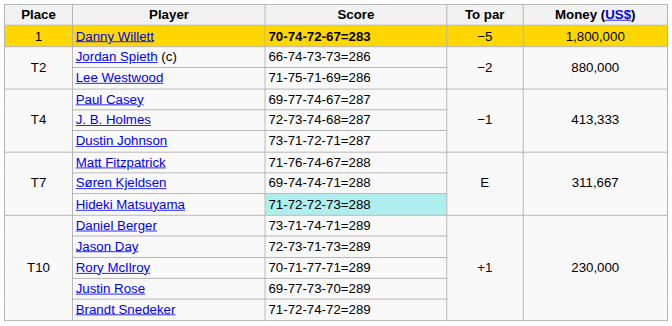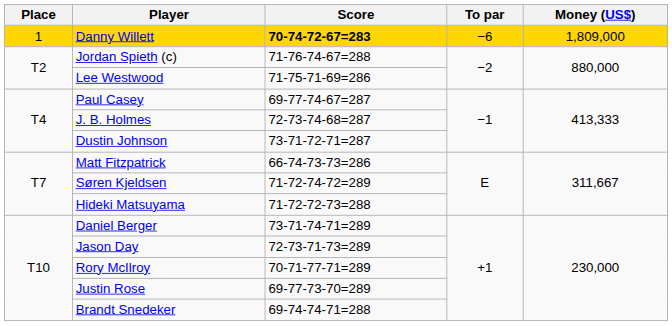(485, 36) −5 -> (485, 36) −6
(595, 36) 1,800,000 -> (595, 36) 1,809,000
(320, 57) 66-74-73-73=286 -> (320, 57) 71-76-74-67=288
(320, 162) 71-76-74-67=288 -> (320, 162) 66-74-73-73=286
(320, 183) 69-74-74-71=288 -> (320, 183) 71-72-74-72=289
(320, 204) paleturquoise background -> (320, 204) no background
(320, 309) 71-72-74-72=289 -> (320, 309) 69-74-74-71=288
